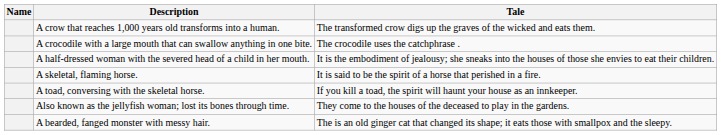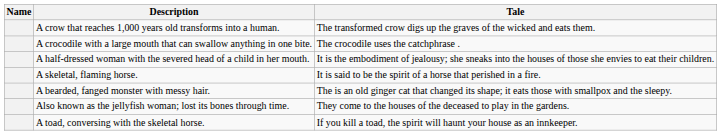rows swapped: (120, 91) <-> (123, 122)
